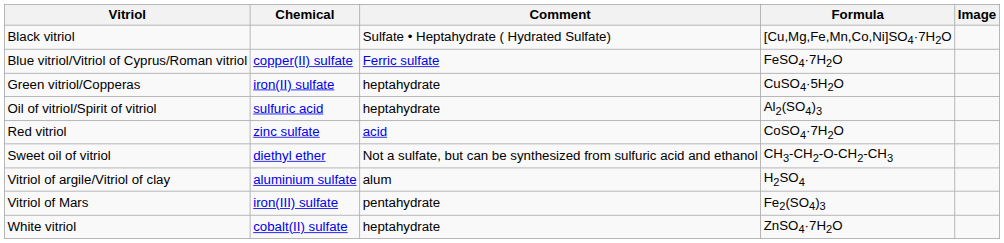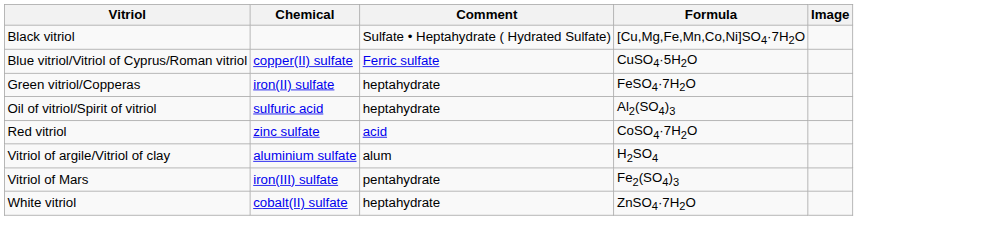(803, 61) FeSO4·7H2O -> (657, 61) CuSO4·5H2O
(804, 85) CuSO4·5H2O -> (656, 85) FeSO4·7H2O
- row: (59, 155)
